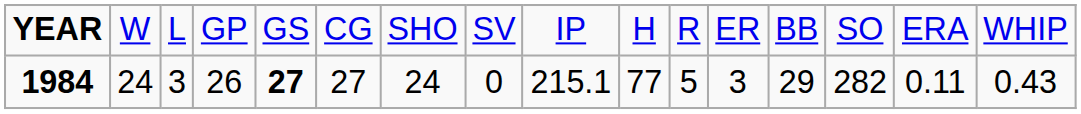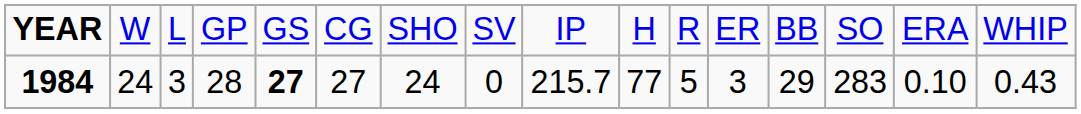(224, 81) 26 -> (224, 81) 28
(571, 81) 215.1 -> (571, 81) 215.7
(860, 81) 282 -> (860, 81) 283
(935, 81) 0.11 -> (935, 81) 0.10
